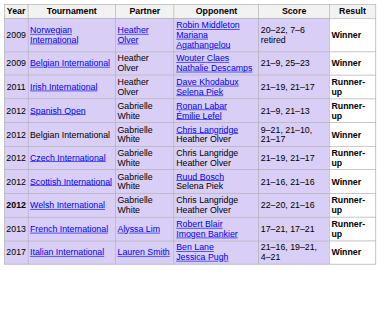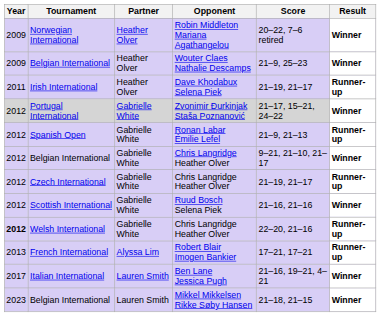+ row: (54, 111)
+ row: (70, 300)
